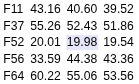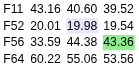- row: (14, 25)
(119, 59) no background -> (119, 42) lightgreen background
